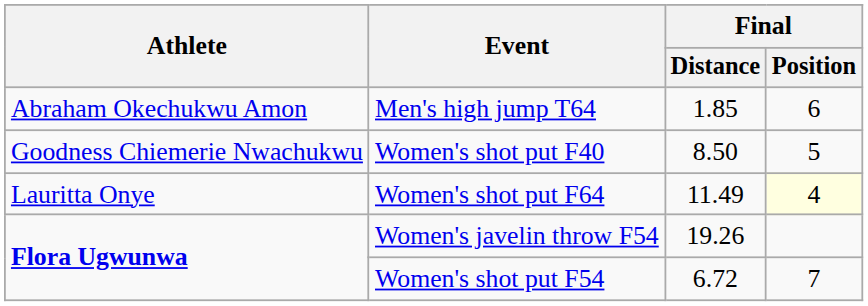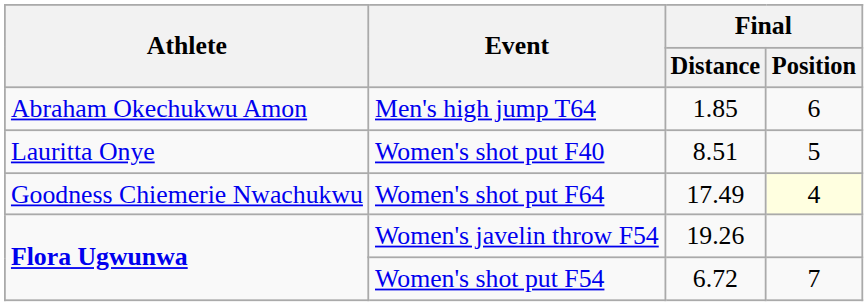(187, 151) Goodness Chiemerie Nwachukwu -> (83, 151) Lauritta Onye
(715, 151) 8.50 -> (715, 151) 8.51
(83, 193) Lauritta Onye -> (187, 193) Goodness Chiemerie Nwachukwu
(715, 193) 11.49 -> (715, 193) 17.49
